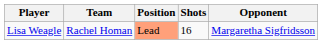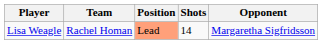(186, 30) 16 -> (186, 30) 14
